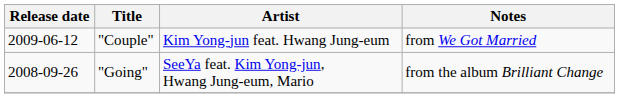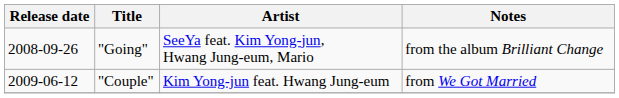rows swapped: (123, 72) <-> (126, 40)
